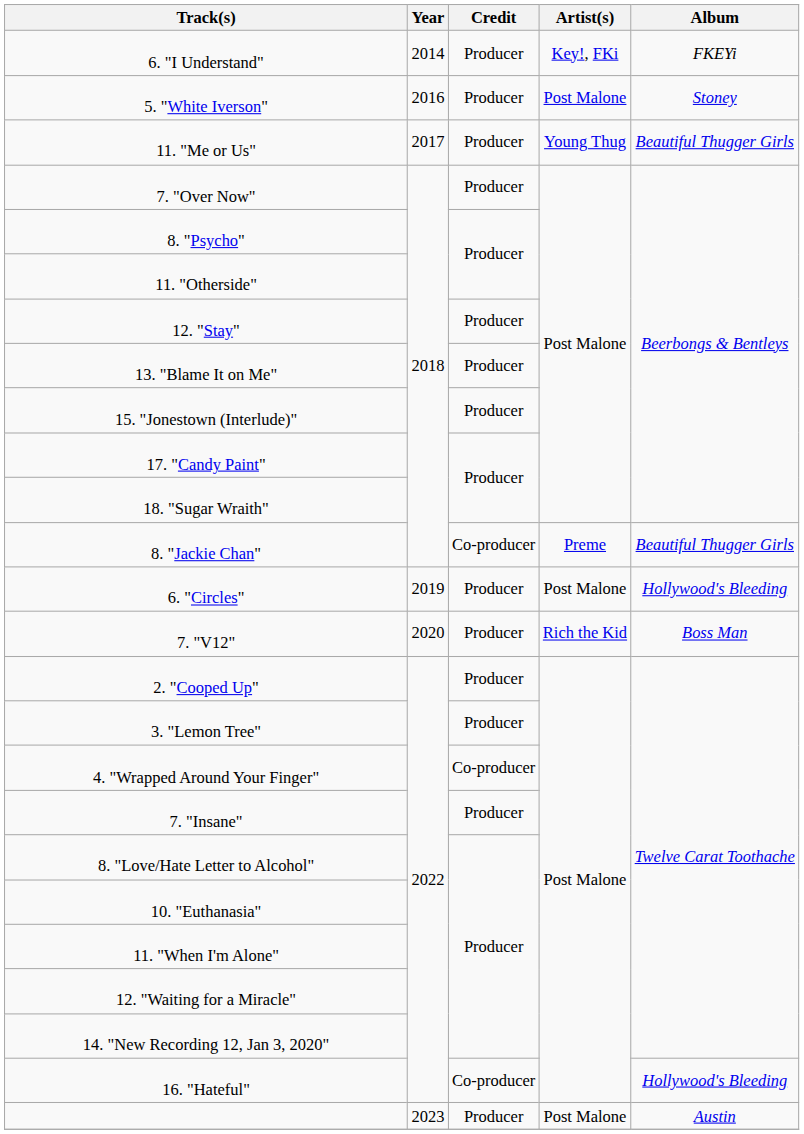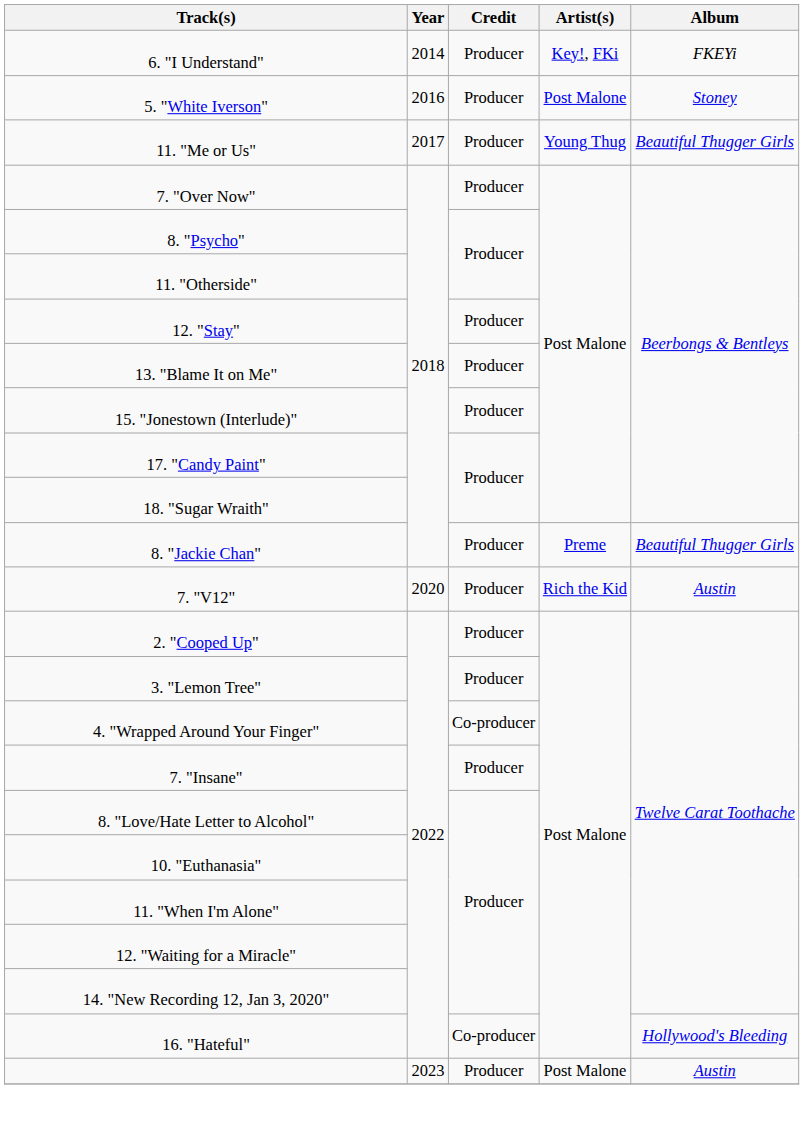(494, 544) Co-producer -> (494, 544) Producer
- row: (206, 598)
(715, 633) Boss Man -> (715, 589) Austin
